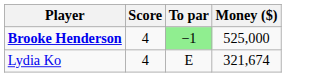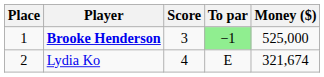+ column: (24, 15)
(145, 38) 4 -> (184, 38) 3
